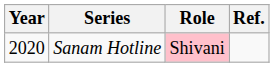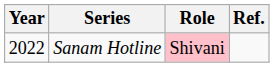(27, 47) 2020 -> (27, 47) 2022
